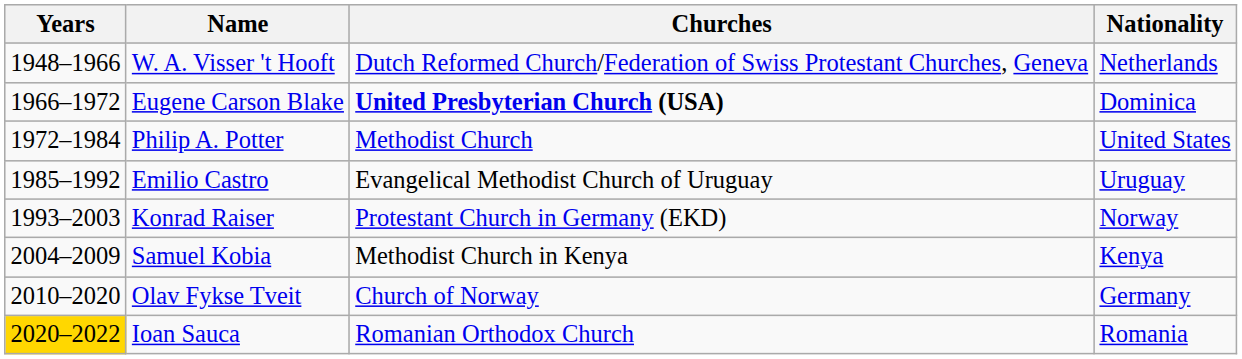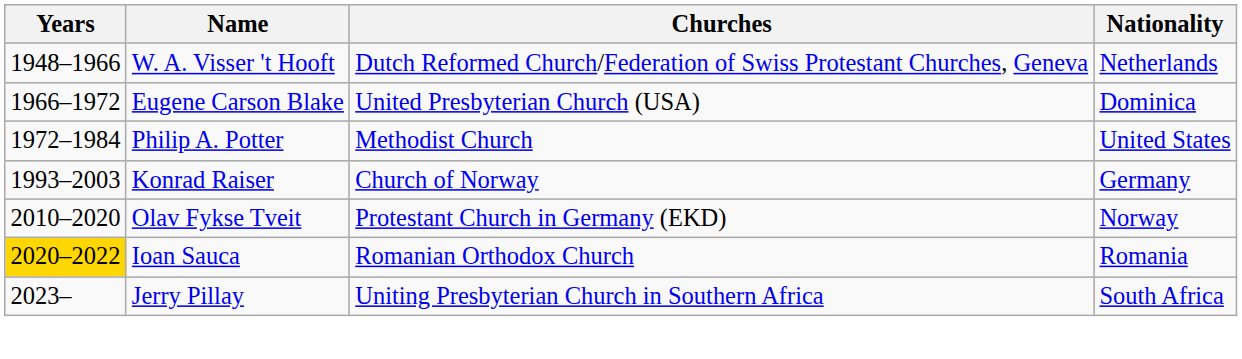(539, 101) bold -> (528, 101) normal
- row: (200, 179)
(541, 218) Protestant Church in Germany (EKD) -> (447, 179) Church of Norway
(1139, 218) Norway -> (1145, 179) Germany
- row: (202, 256)
(447, 295) Church of Norway -> (541, 218) Protestant Church in Germany (EKD)
(1145, 295) Germany -> (1139, 218) Norway
+ row: (188, 295)
